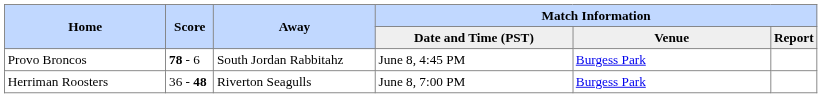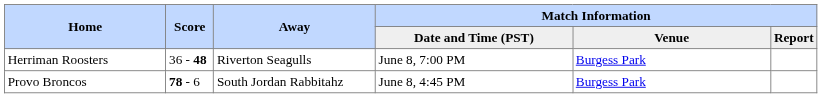rows swapped: (47, 59) <-> (58, 81)
